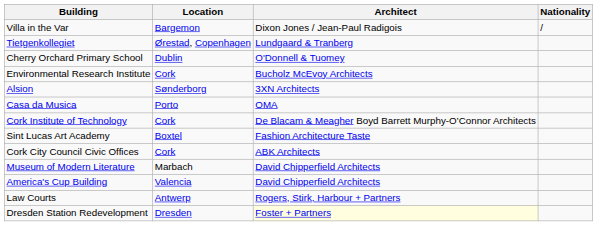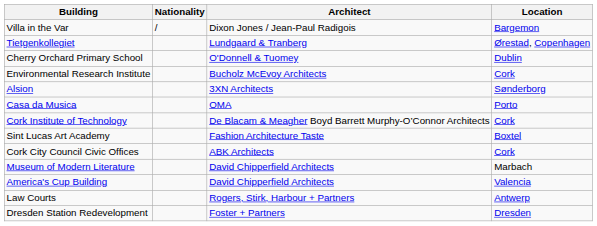columns swapped: (203, 12) <-> (565, 12)
(293, 213) lightyellow background -> (247, 213) no background
